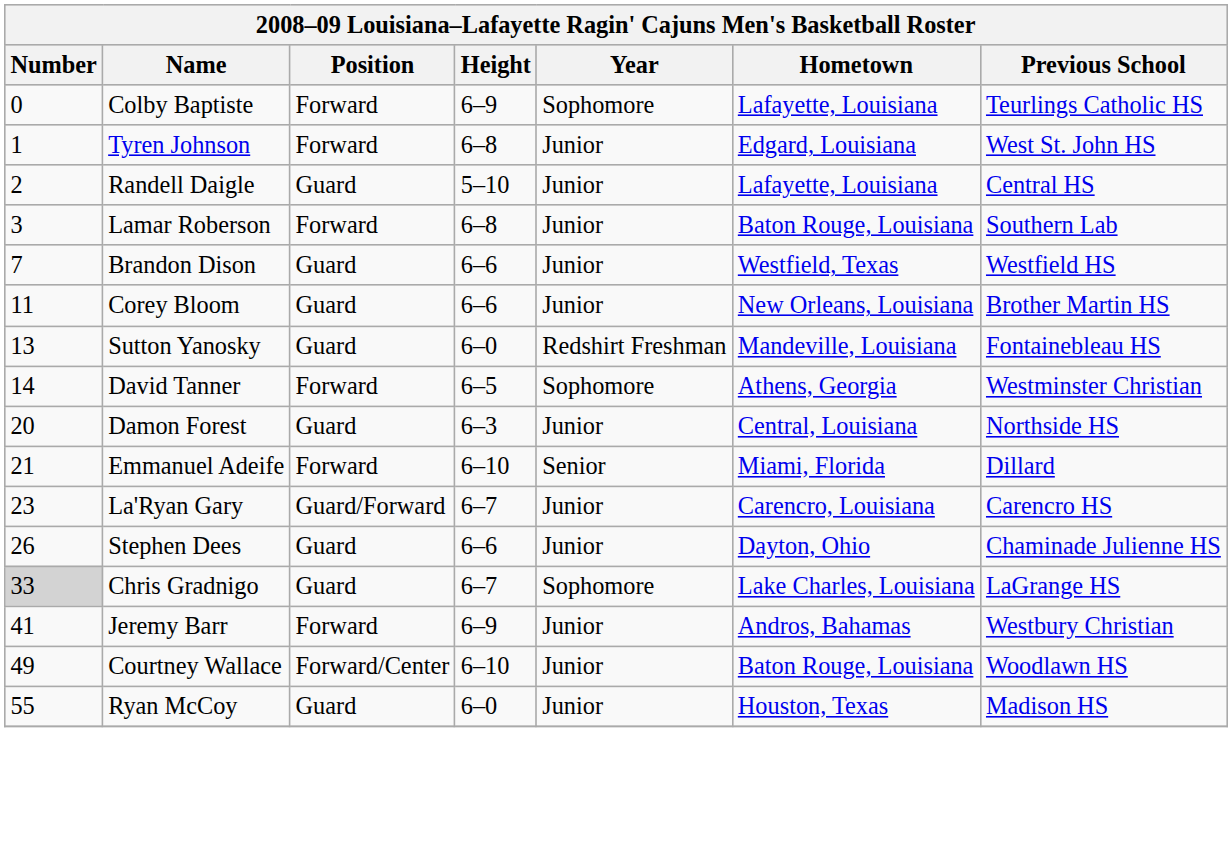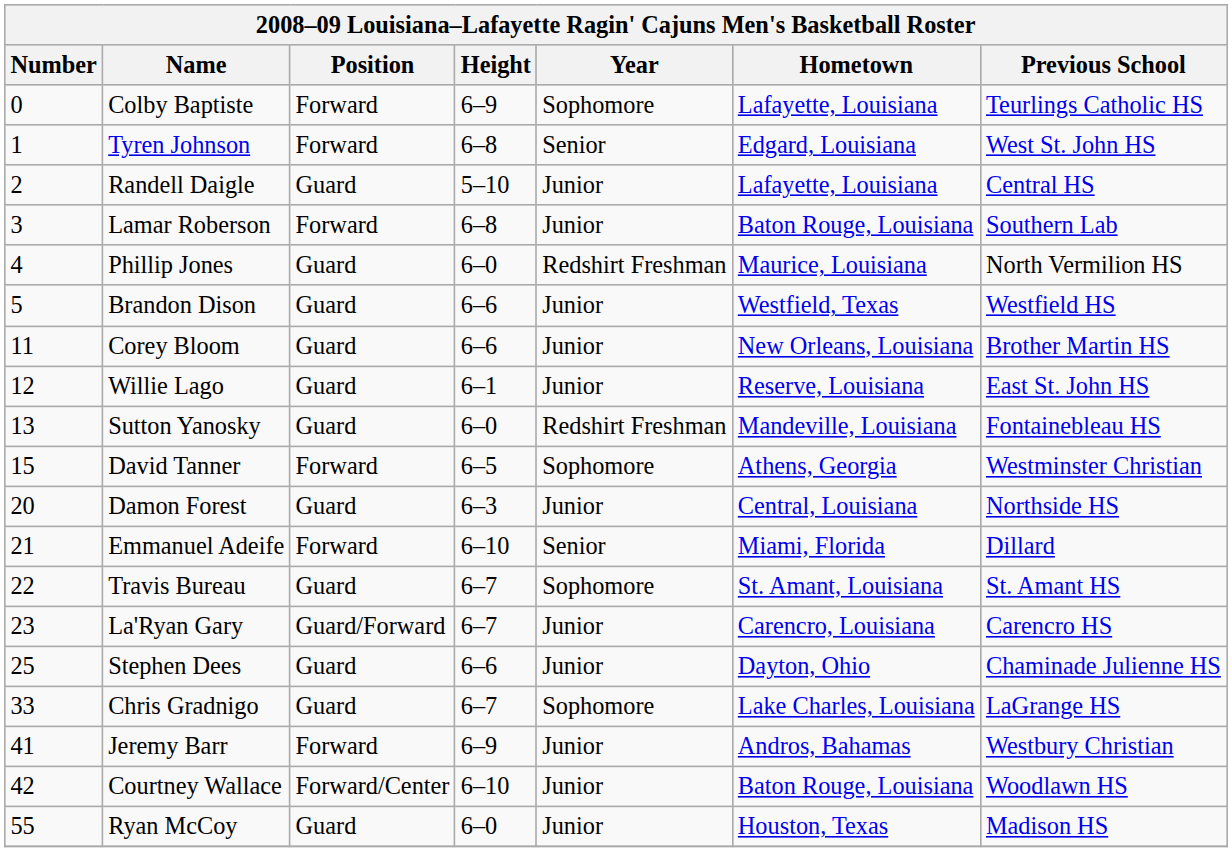(573, 145) Junior -> (574, 145) Senior
+ row: (171, 265)
(17, 265) 7 -> (17, 305) 5
+ row: (166, 385)
(23, 385) 14 -> (23, 465) 15
+ row: (177, 586)
(23, 546) 26 -> (23, 666) 25
(23, 586) lightgrey background -> (23, 706) no background
(23, 666) 49 -> (23, 786) 42
